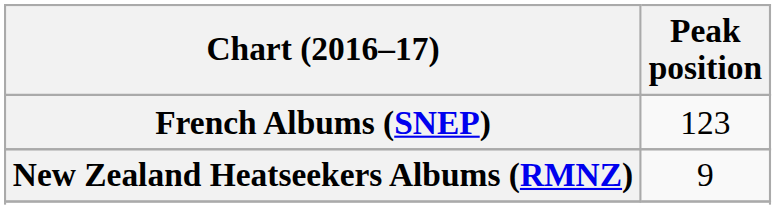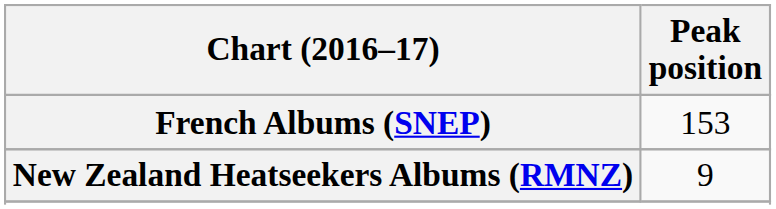(705, 121) 123 -> (705, 121) 153
